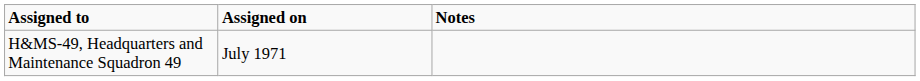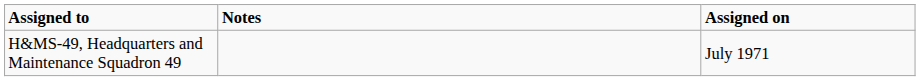columns swapped: (264, 17) <-> (455, 17)
